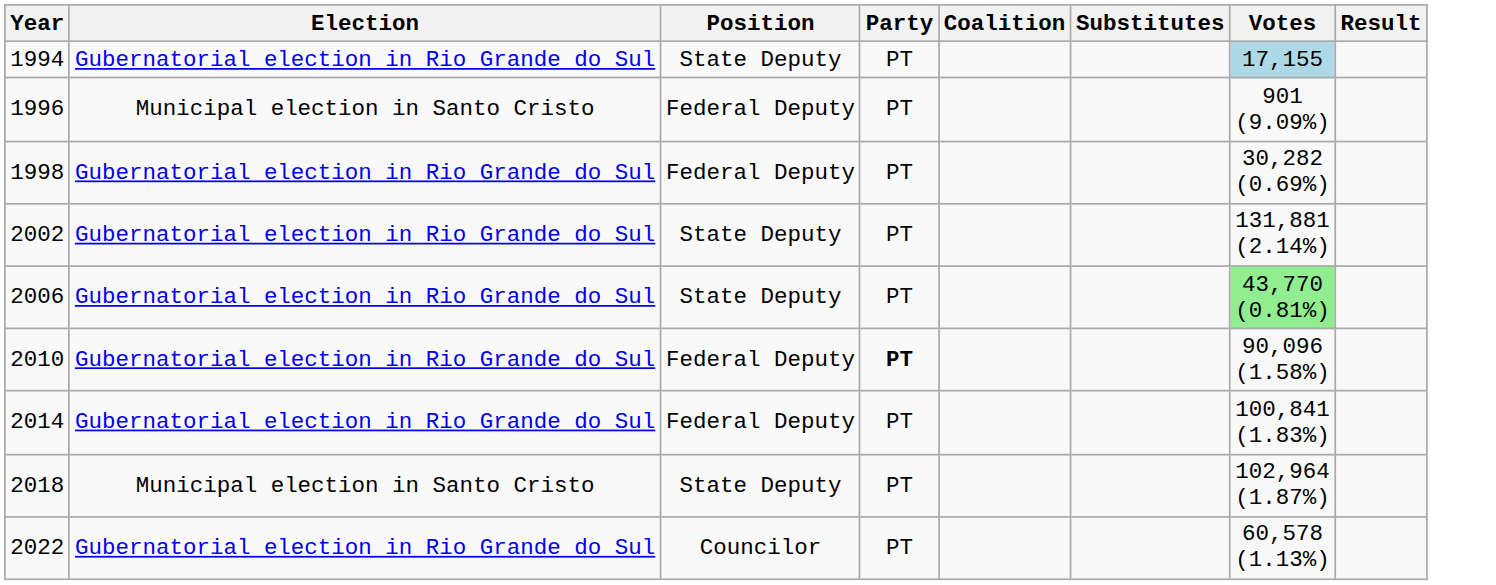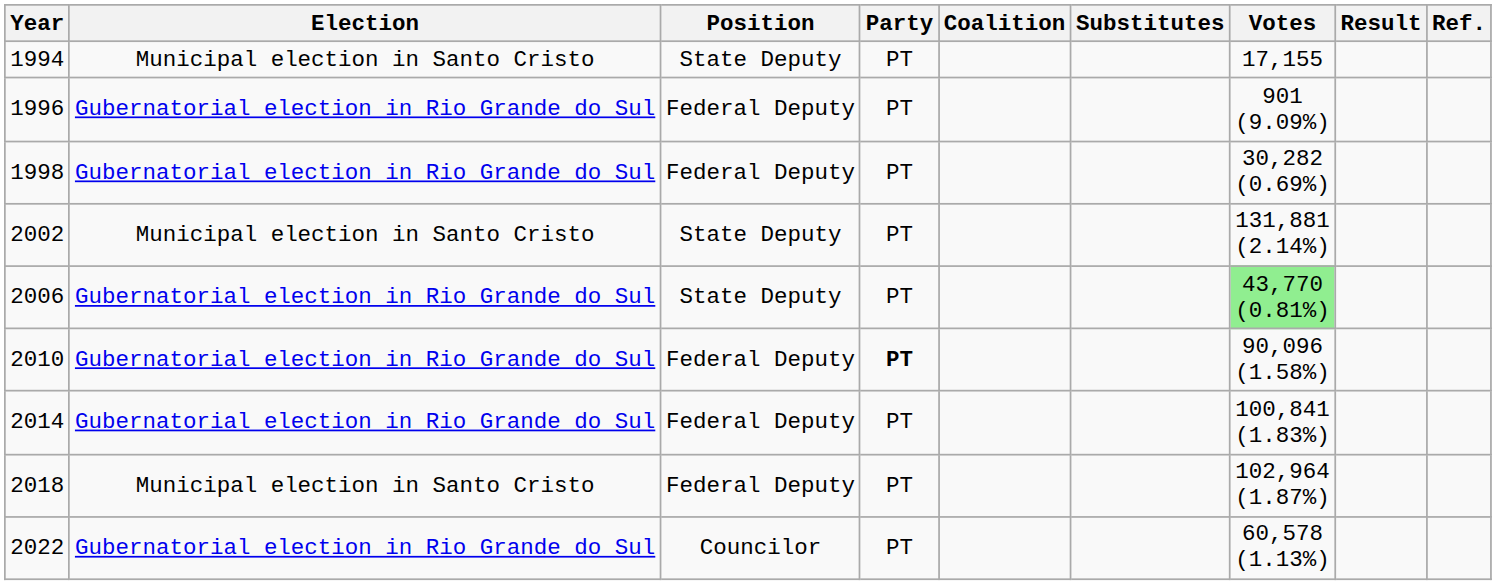+ column: (1459, 23)
(365, 60) Gubernatorial election in Rio Grande do Sul -> (365, 60) Municipal election in Santo Cristo
(1282, 60) lightblue background -> (1282, 60) no background
(365, 109) Municipal election in Santo Cristo -> (365, 109) Gubernatorial election in Rio Grande do Sul
(365, 235) Gubernatorial election in Rio Grande do Sul -> (365, 235) Municipal election in Santo Cristo
(760, 485) State Deputy -> (760, 485) Federal Deputy
